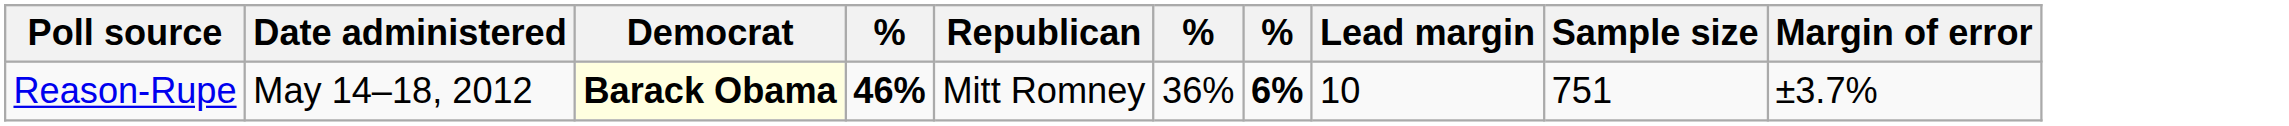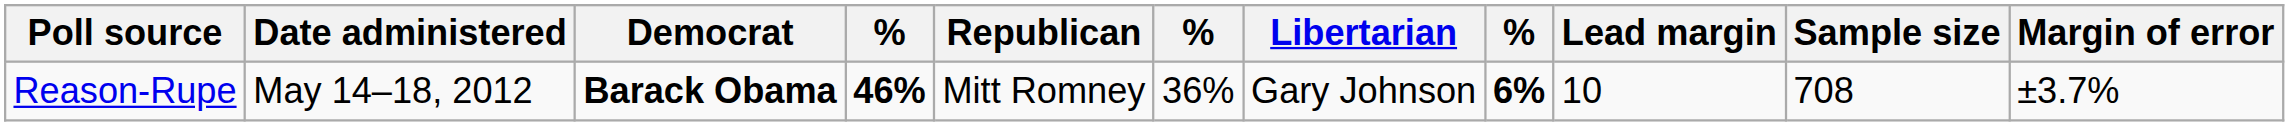+ column: (1364, 33)
(710, 90) lightyellow background -> (710, 90) no background
(1582, 90) 751 -> (1824, 90) 708
